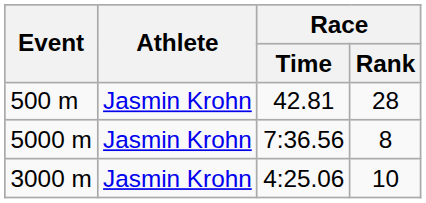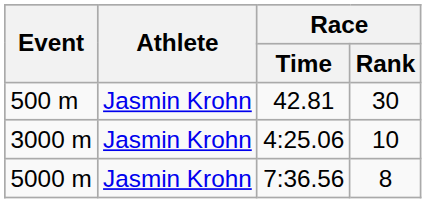(385, 101) 28 -> (385, 101) 30
rows swapped: (51, 178) <-> (51, 140)
